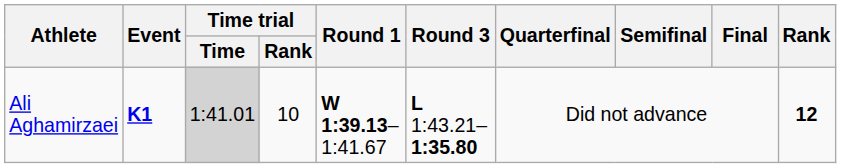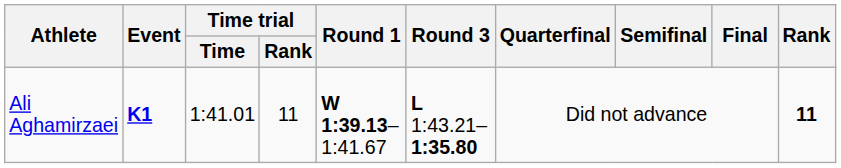(222, 115) lightgrey background -> (222, 115) no background
(288, 115) 10 -> (288, 115) 11
(806, 115) 12 -> (806, 115) 11
